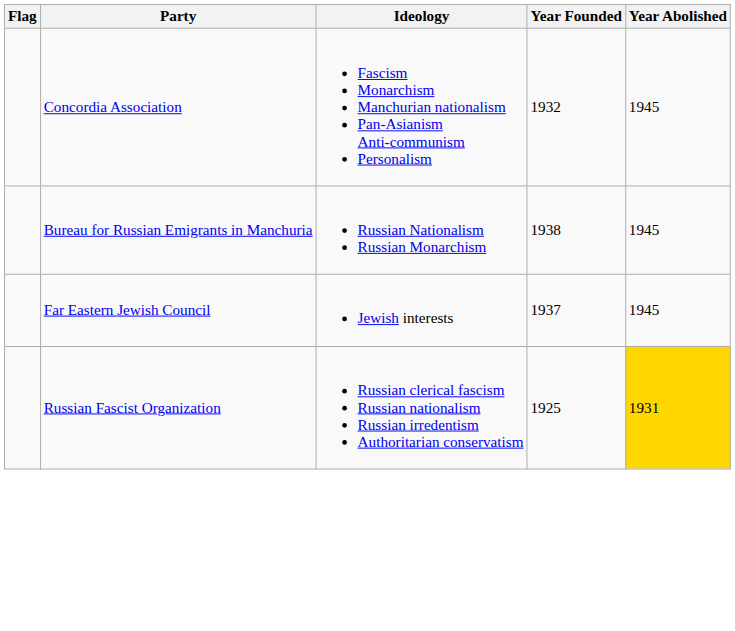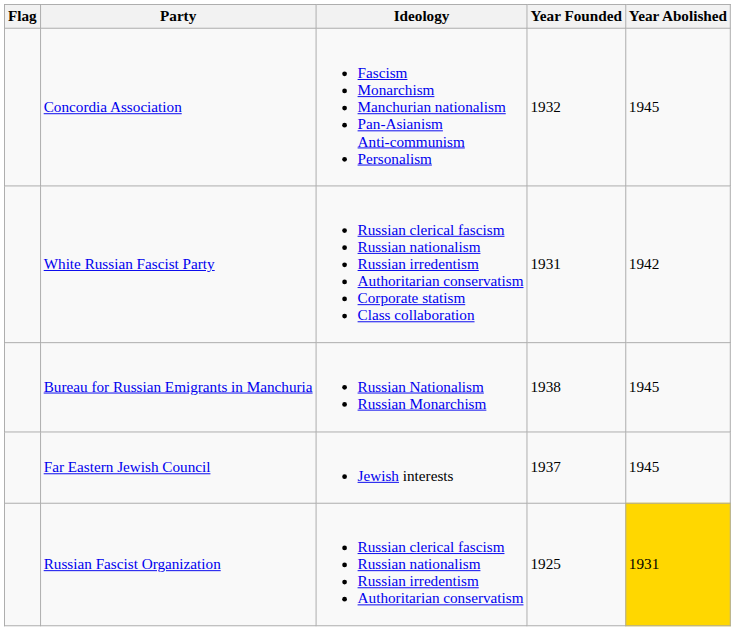+ row: (129, 264)
